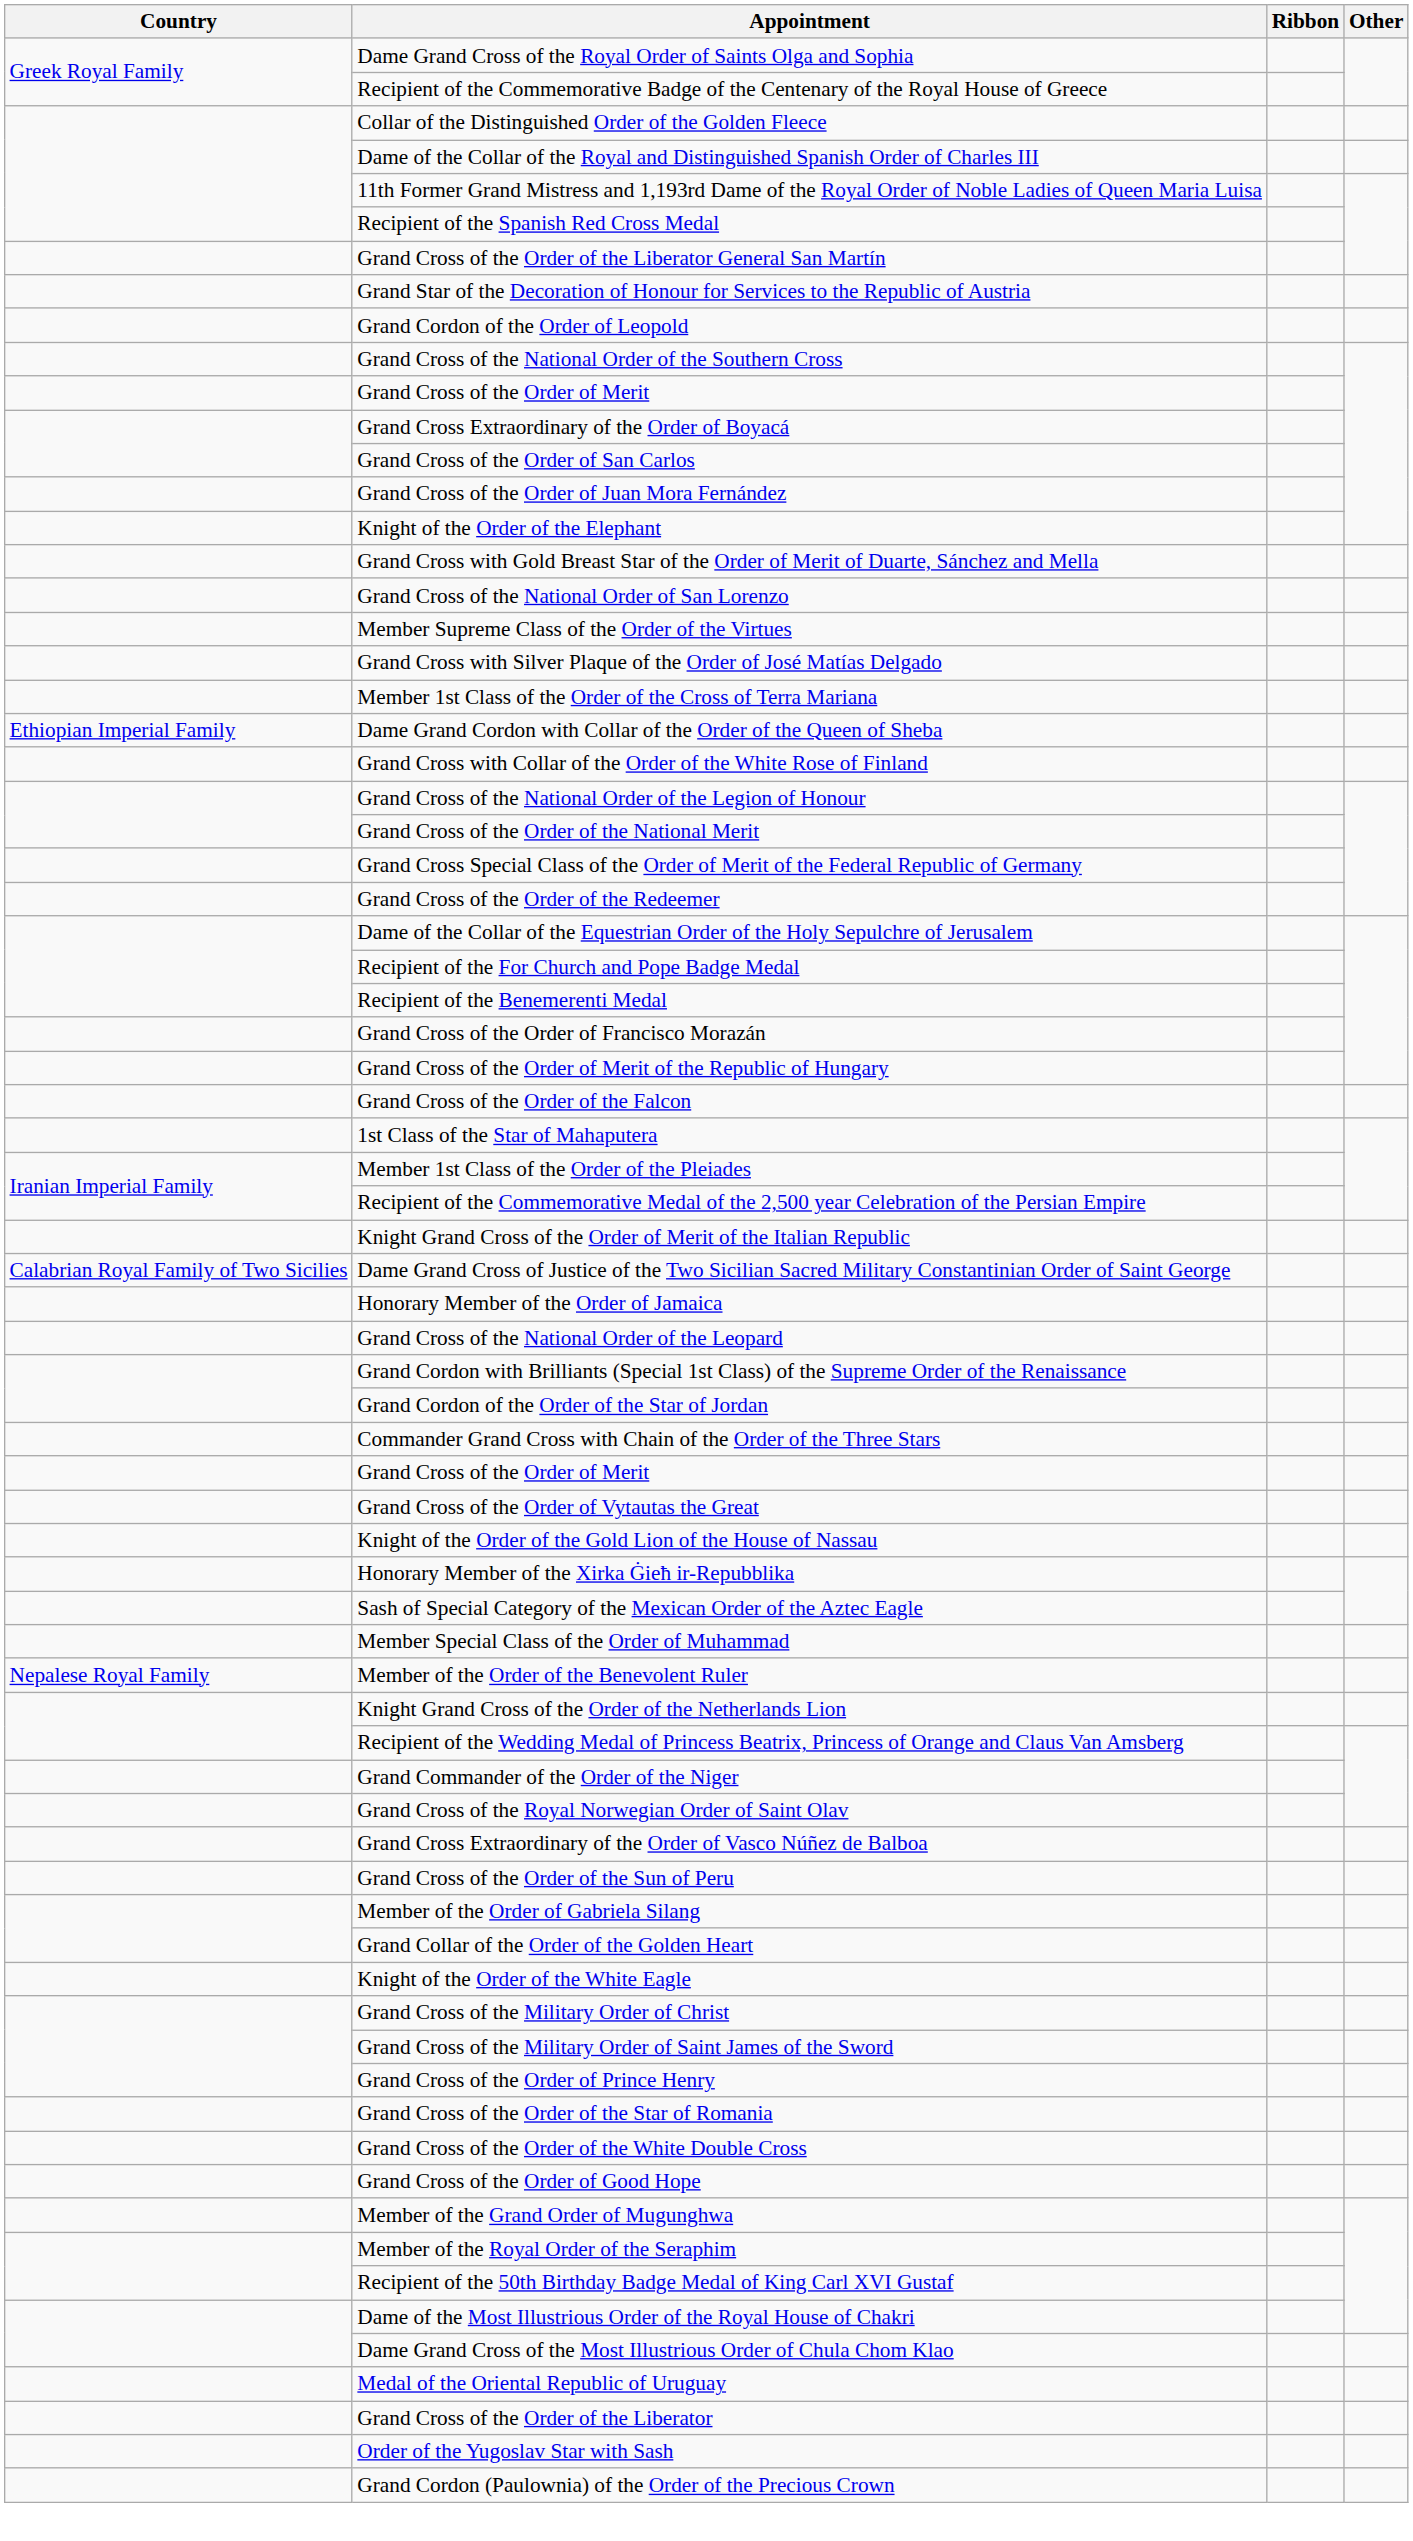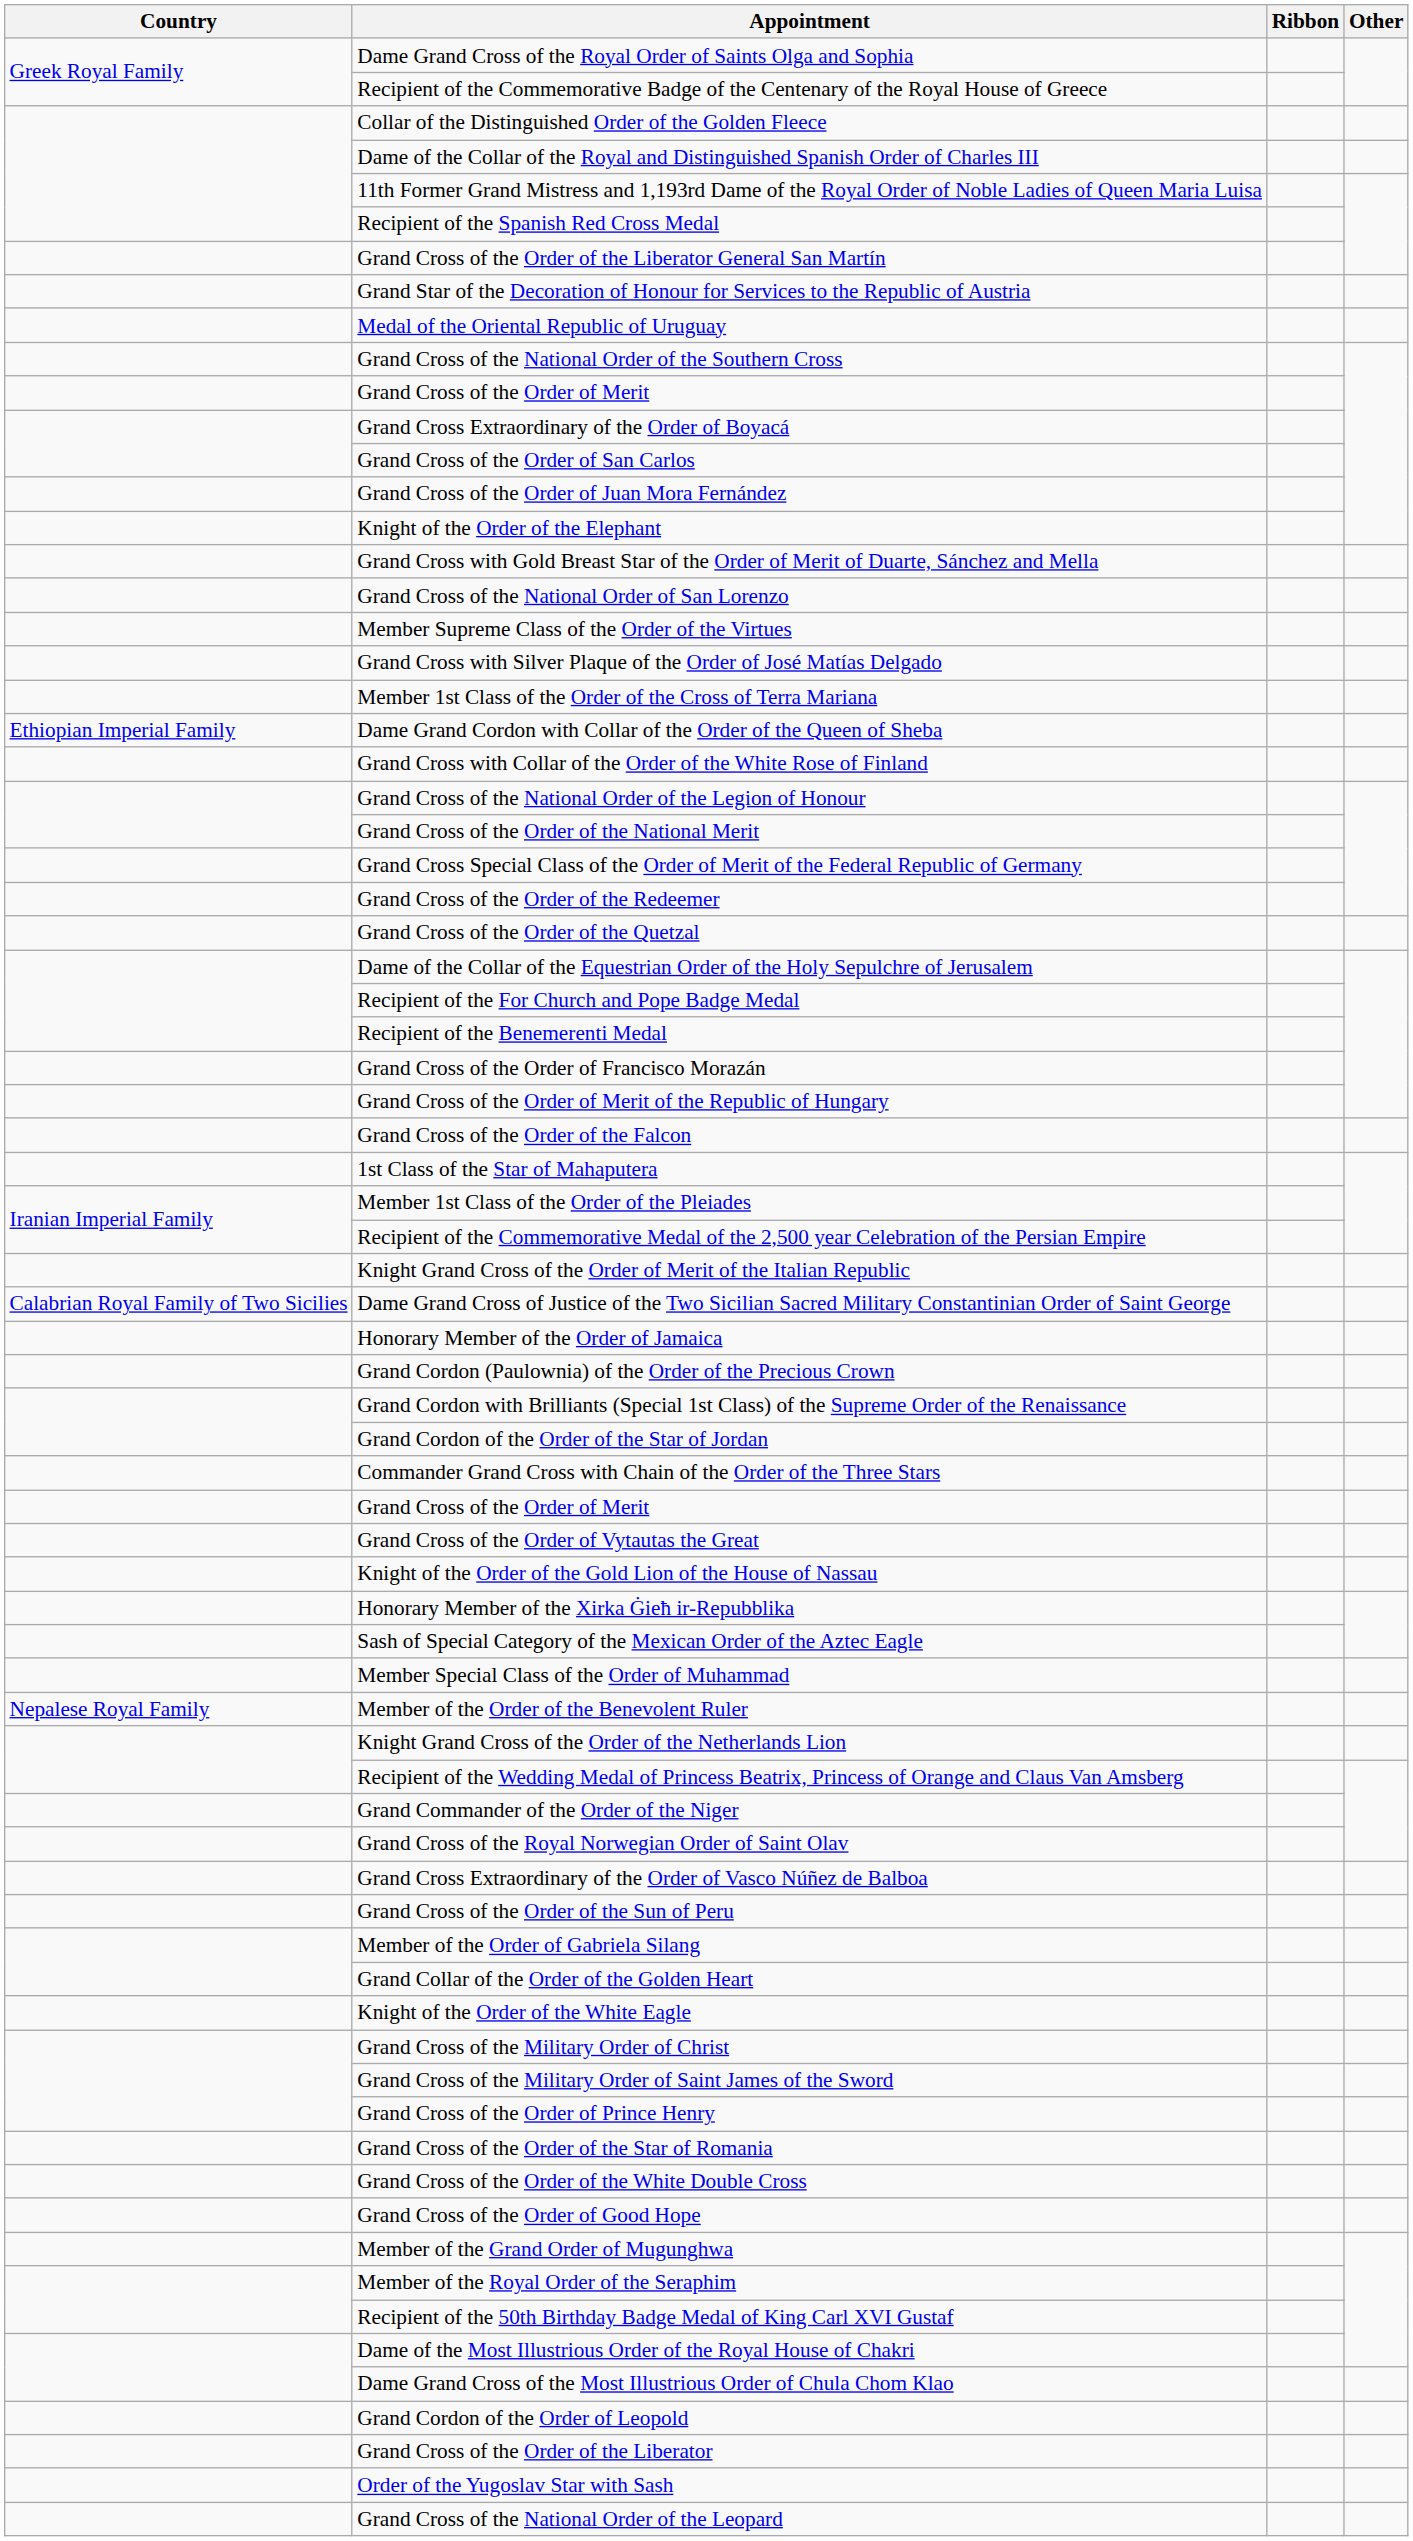rows swapped: (179, 325) <-> (179, 2384)
+ row: (179, 933)
rows swapped: (179, 2485) <-> (179, 1338)
